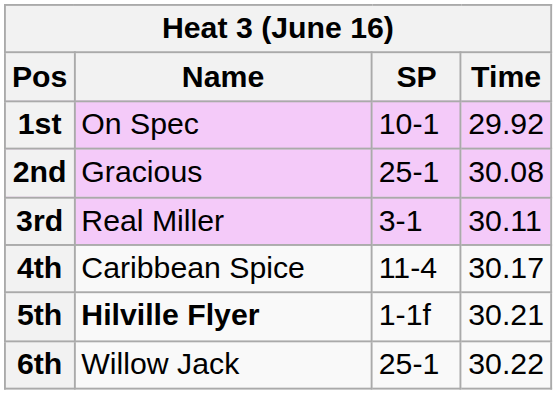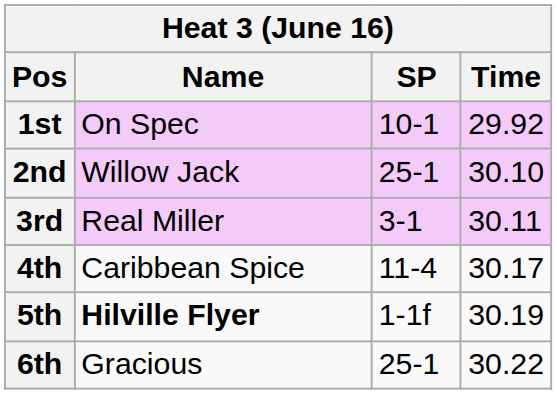(142, 172) Gracious -> (160, 172) Willow Jack
(506, 172) 30.08 -> (506, 172) 30.10
(506, 316) 30.21 -> (506, 316) 30.19
(160, 364) Willow Jack -> (142, 364) Gracious
